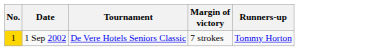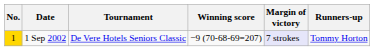+ column: (226, 17)
(207, 38) no background -> (283, 38) lavender background
